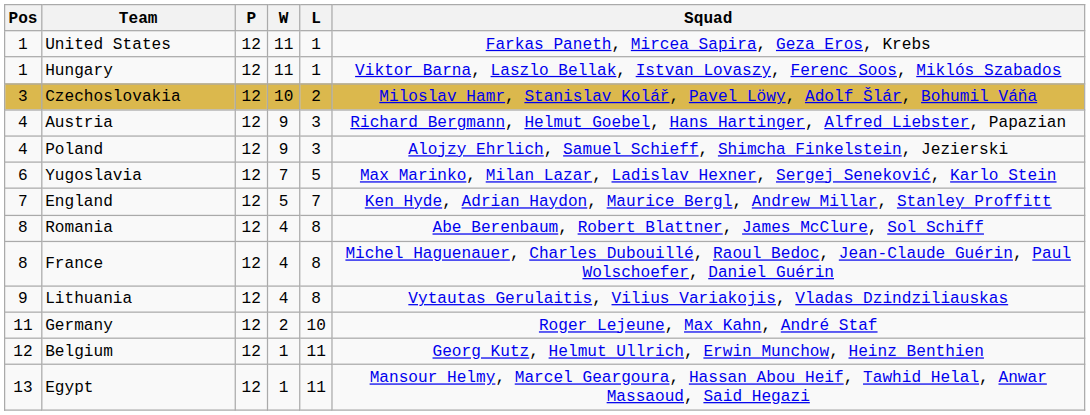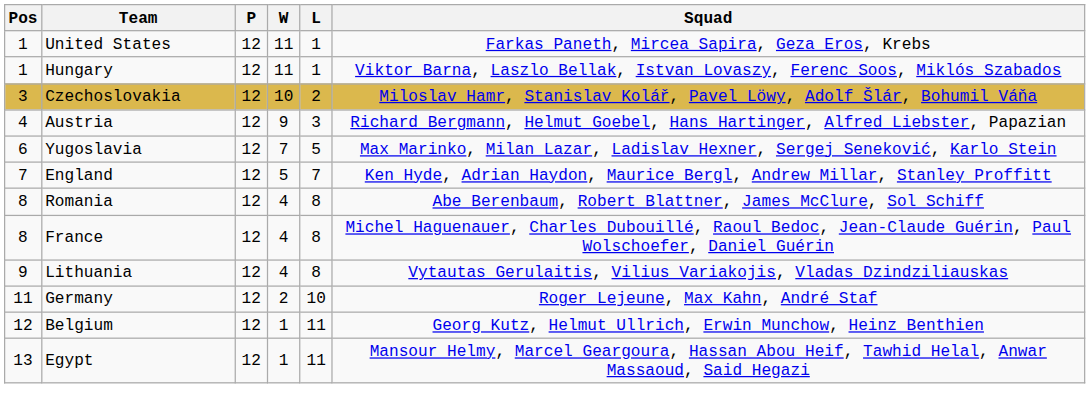- row: (74, 149)
